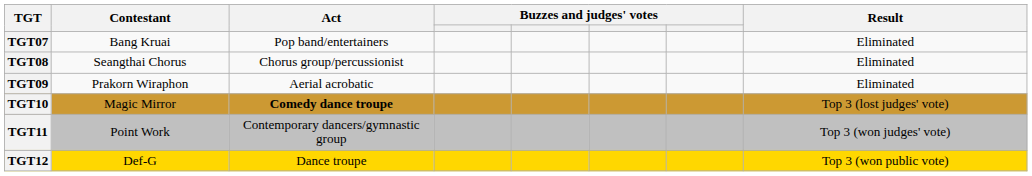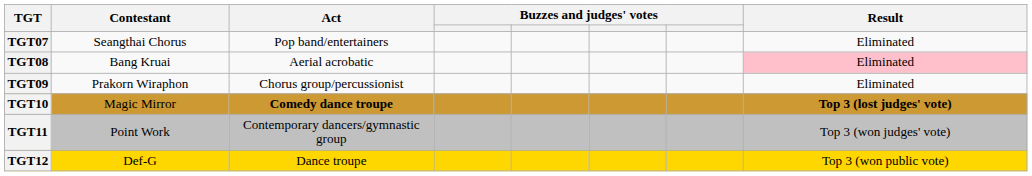(140, 41) Bang Kruai -> (140, 41) Seangthai Chorus
(140, 62) Seangthai Chorus -> (140, 62) Bang Kruai
(331, 62) Chorus group/percussionist -> (331, 62) Aerial acrobatic
(885, 62) no background -> (885, 62) pink background
(331, 83) Aerial acrobatic -> (331, 83) Chorus group/percussionist
(885, 104) normal -> (885, 104) bold
